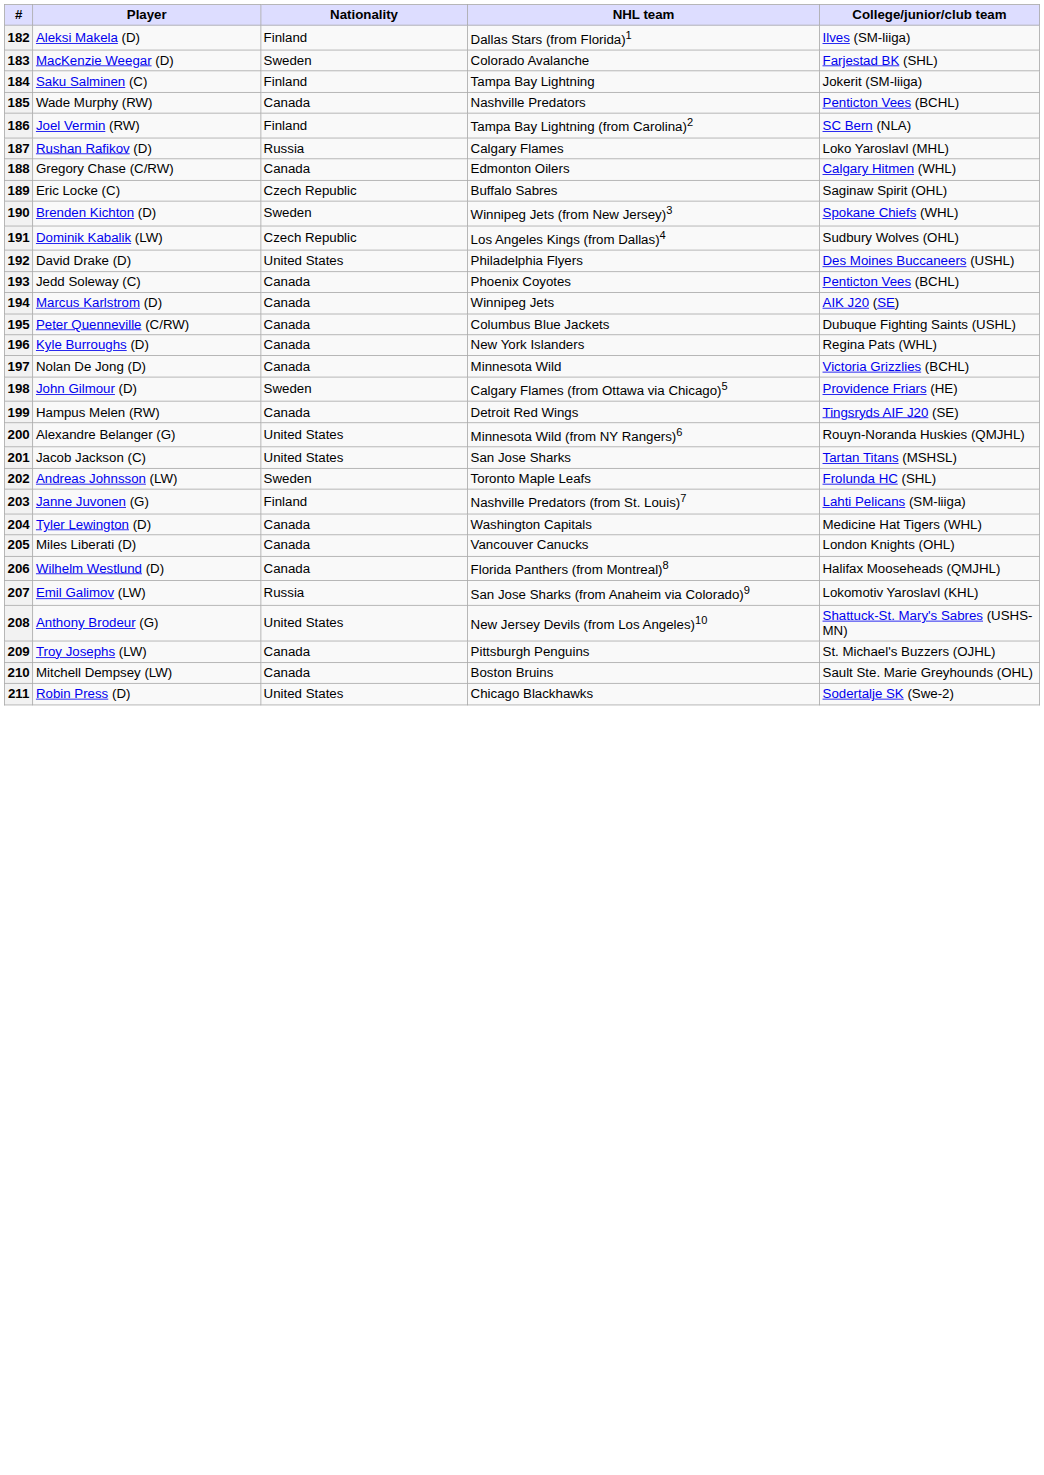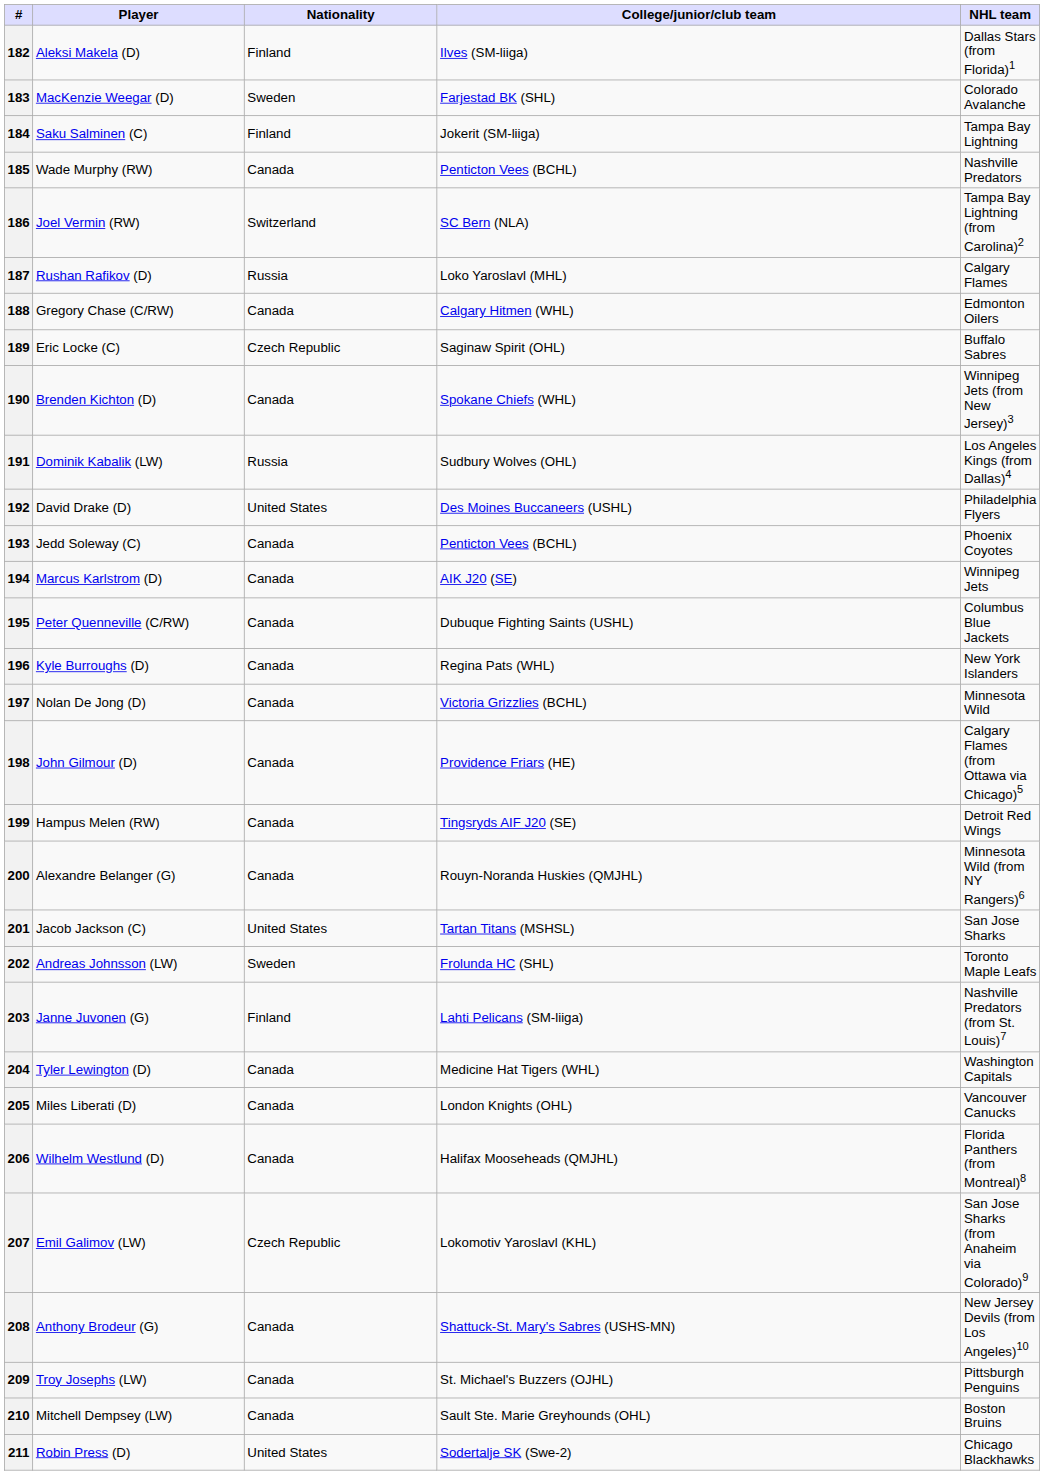columns swapped: (644, 15) <-> (929, 15)
(285, 125) Finland -> (282, 222) Switzerland
(288, 213) Sweden -> (271, 400) Canada
(310, 238) Czech Republic -> (268, 462) Russia
(288, 389) Sweden -> (271, 762) Canada
(303, 434) United States -> (271, 875) Canada
(284, 593) Russia -> (294, 1243) Czech Republic
(303, 623) United States -> (271, 1327) Canada
